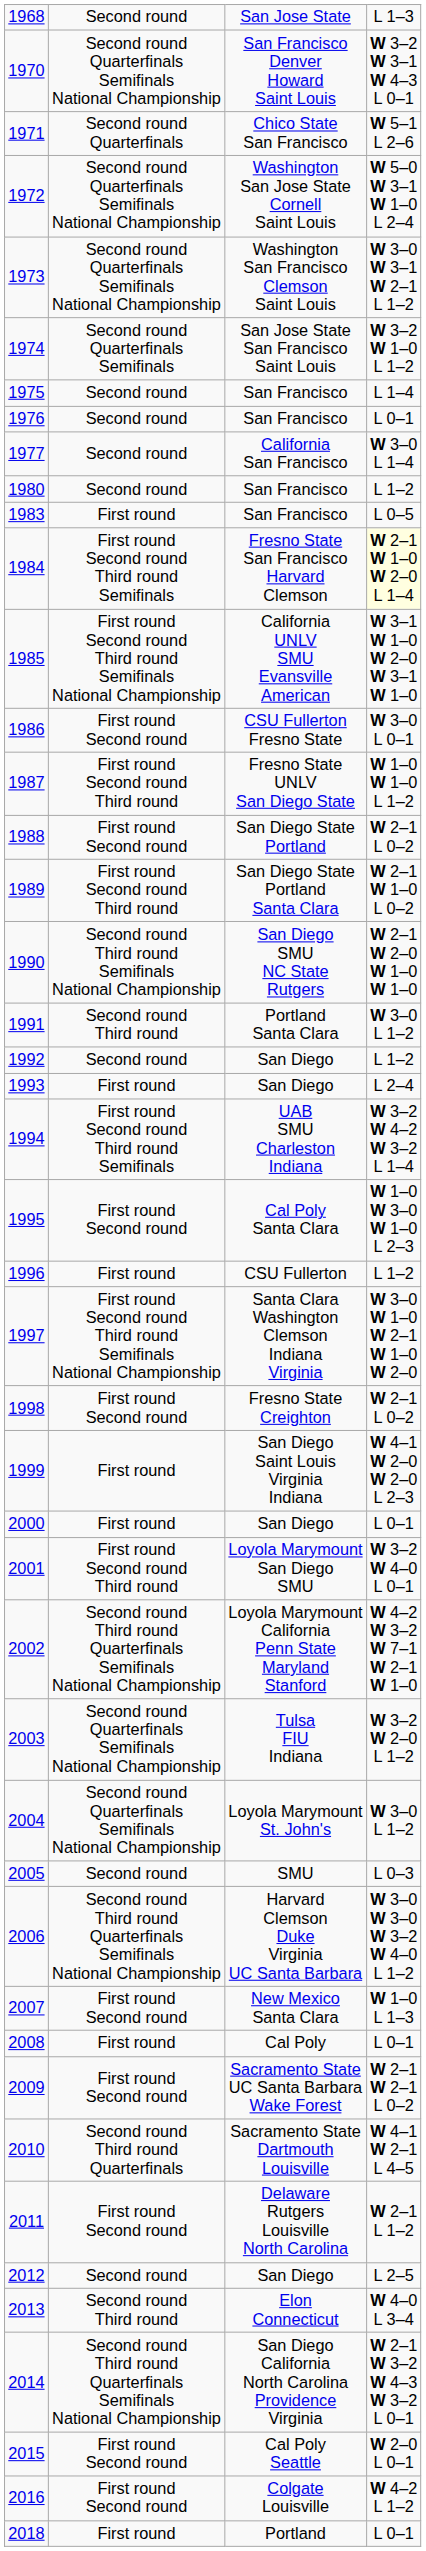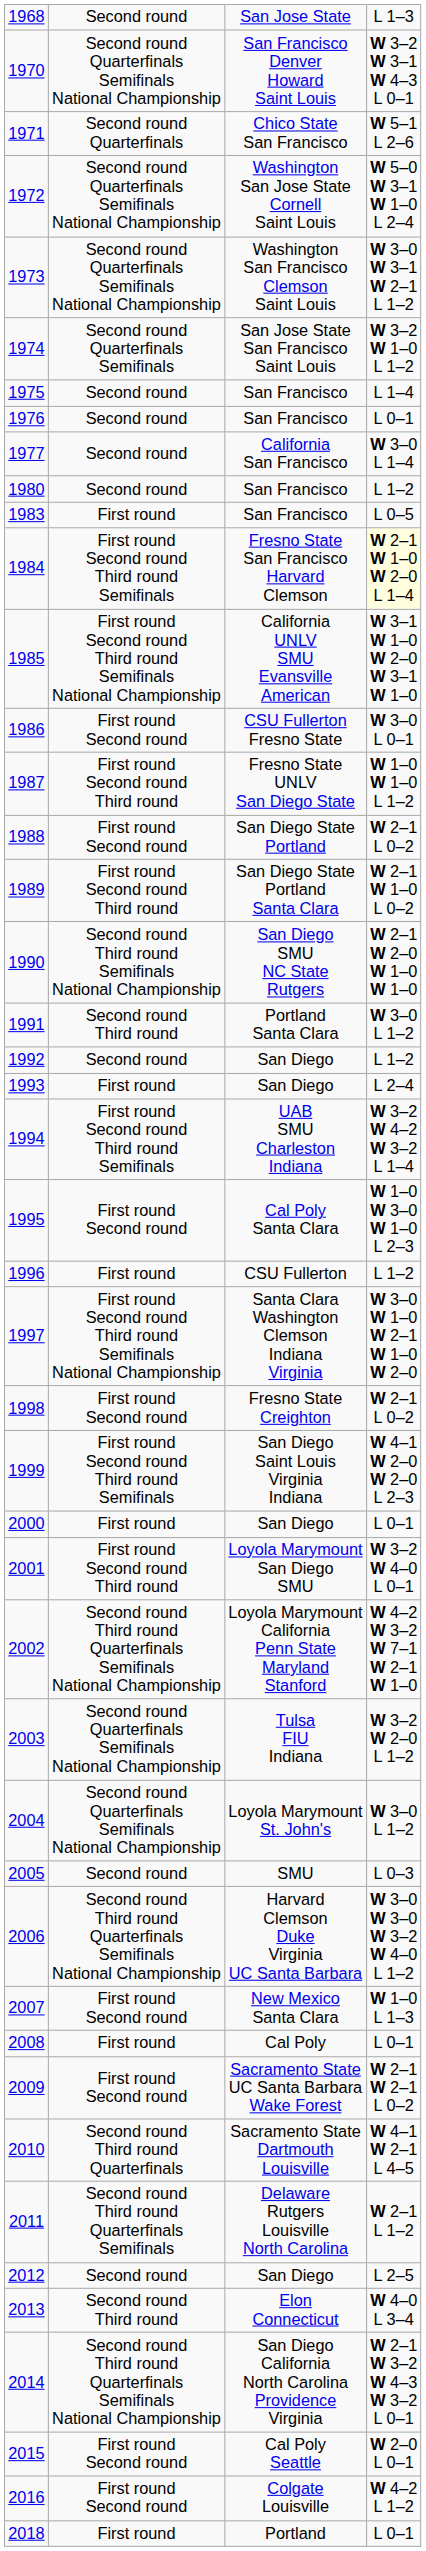(136, 1470) First round -> (136, 1470) First round Second round Third round Semifinals
(136, 2221) First round Second round -> (136, 2221) Second round Third round Quarterfinals Semifinals
